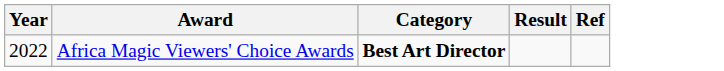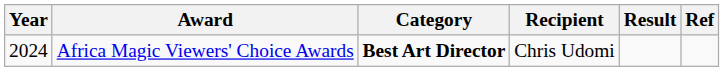+ column: (564, 19)
(28, 50) 2022 -> (28, 50) 2024
